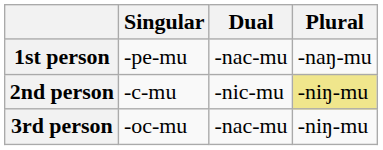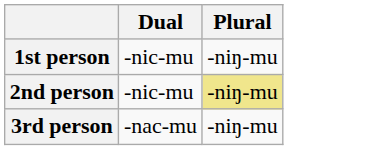- column: (164, 21)
(251, 56) -nac-mu -> (159, 56) -nic-mu
(335, 56) -naŋ-mu -> (242, 56) -niŋ-mu
